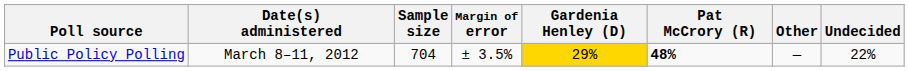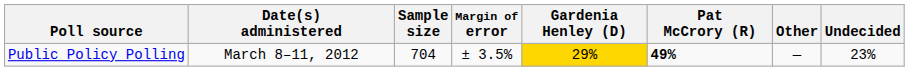(663, 55) 48% -> (663, 55) 49%
(863, 55) 22% -> (863, 55) 23%
